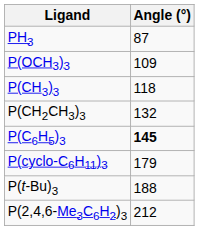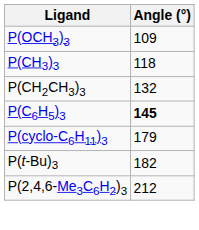- row: (21, 39)
(145, 188) 188 -> (145, 163) 182
